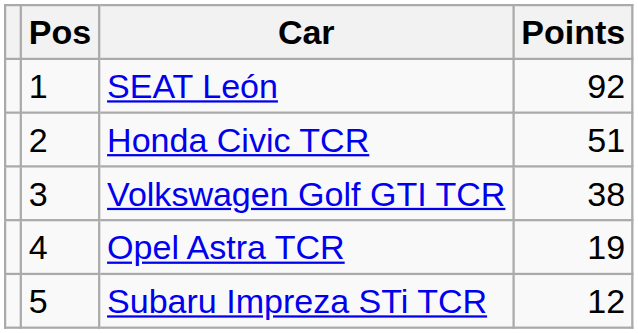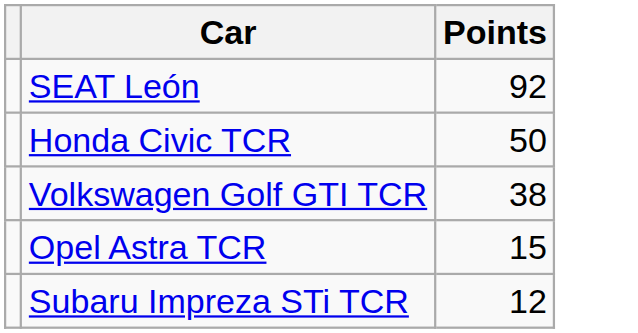- column: (60, 32)
(606, 140) 51 -> (528, 140) 50
(606, 248) 19 -> (528, 248) 15
